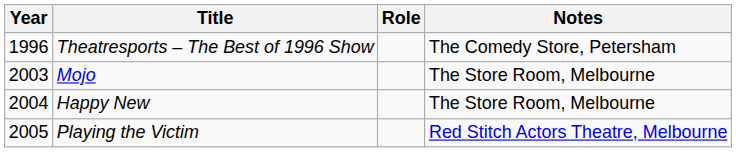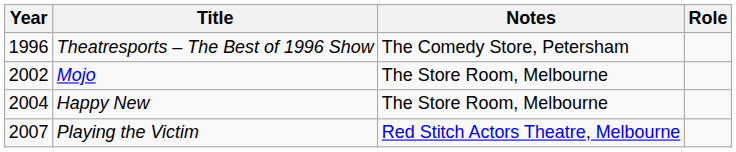columns swapped: (401, 18) <-> (578, 18)
(29, 75) 2003 -> (29, 75) 2002
(29, 132) 2005 -> (29, 132) 2007
